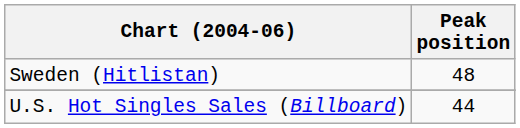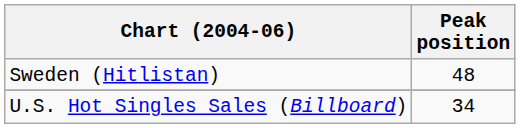(463, 107) 44 -> (463, 107) 34
